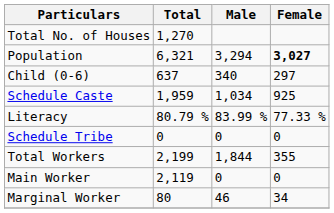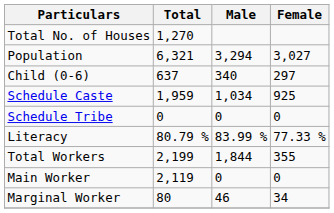(292, 55) bold -> (292, 55) normal
rows swapped: (60, 137) <-> (38, 116)
